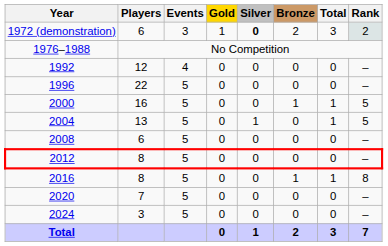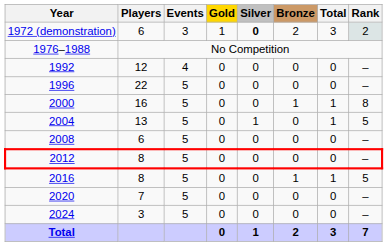(366, 103) 5 -> (366, 103) 8
(366, 178) 8 -> (366, 178) 5
